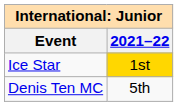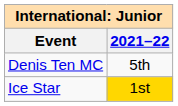rows swapped: (56, 88) <-> (34, 64)
